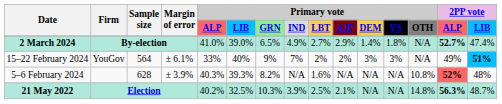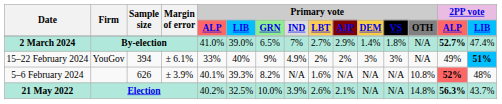(297, 44) 4.9% -> (297, 44) 7%
(144, 59) 564 -> (144, 59) 394
(297, 59) 7% -> (297, 59) 4.9%
(144, 75) 628 -> (144, 75) 626
(212, 75) 40.3% -> (212, 75) 40.1%
(270, 91) 10.3% -> (270, 91) 10.0%
(321, 91) 2.5% -> (321, 91) 2.6%
(482, 91) 48.7% -> (482, 91) 43.7%
